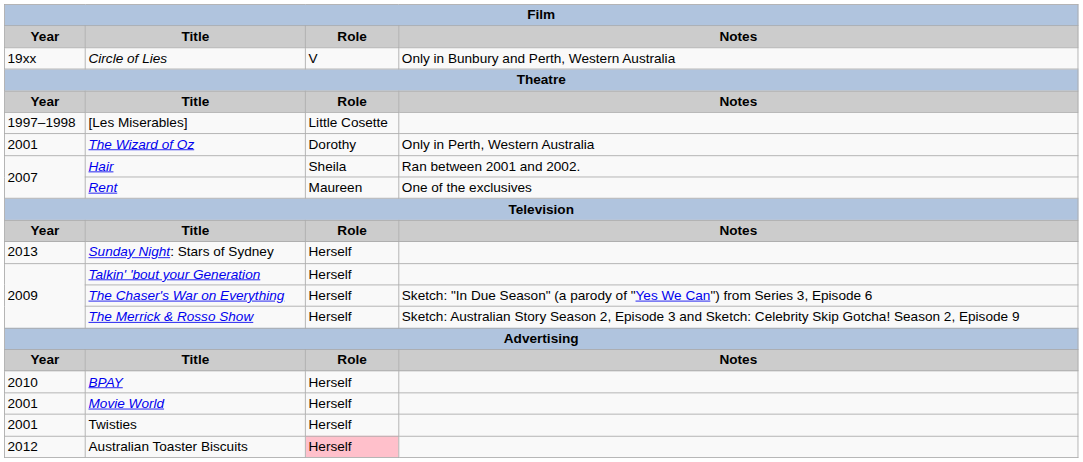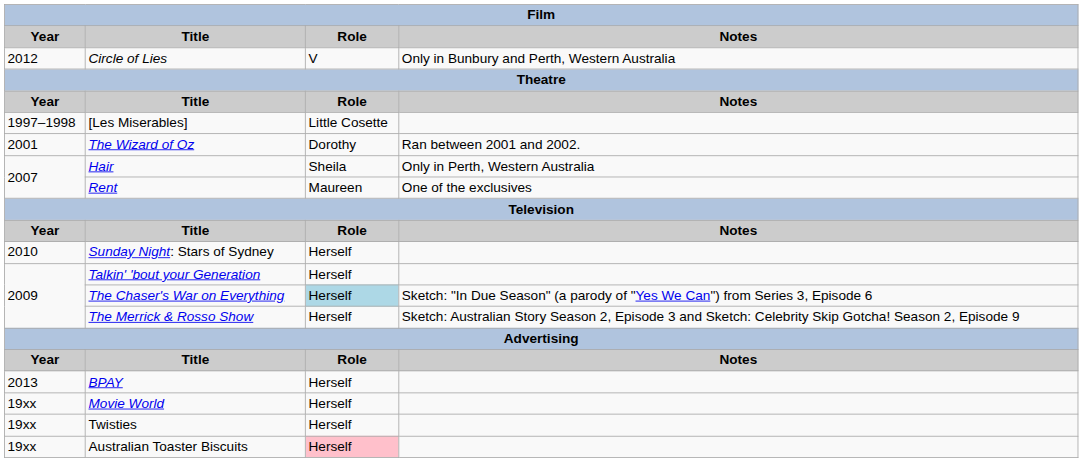(22, 58) 19xx -> (23, 58) 2012
(498, 144) Only in Perth, Western Australia -> (491, 144) Ran between 2001 and 2002.
(491, 166) Ran between 2001 and 2002. -> (498, 166) Only in Perth, Western Australia
(23, 252) 2013 -> (23, 252) 2010
(330, 295) no background -> (330, 295) lightblue background
(23, 381) 2010 -> (23, 381) 2013
(23, 403) 2001 -> (22, 403) 19xx
(23, 425) 2001 -> (22, 425) 19xx
(23, 446) 2012 -> (22, 446) 19xx
